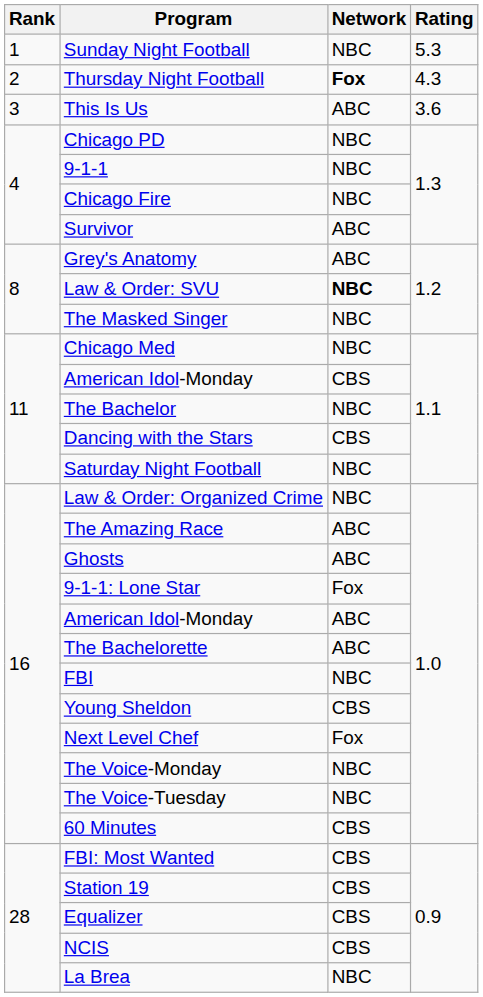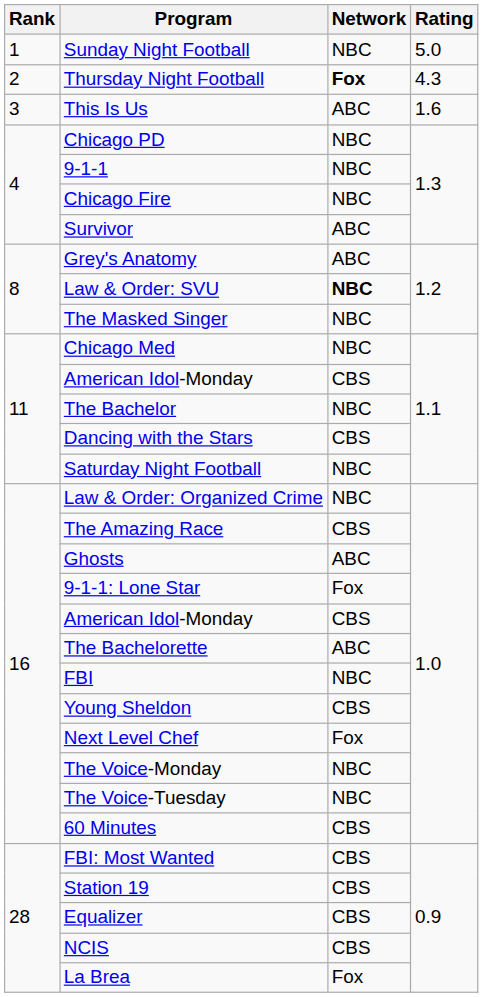(428, 49) 5.3 -> (428, 49) 5.0
(428, 109) 3.6 -> (428, 109) 1.6
(351, 528) ABC -> (351, 528) CBS
(351, 618) ABC -> (351, 618) CBS
(352, 977) NBC -> (347, 977) Fox
